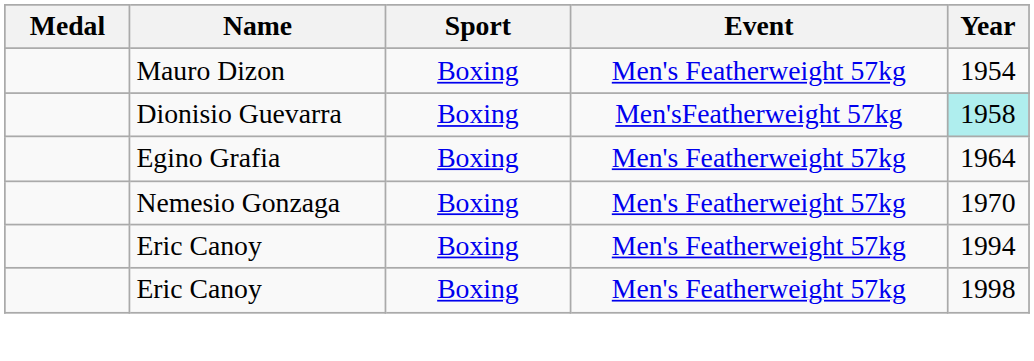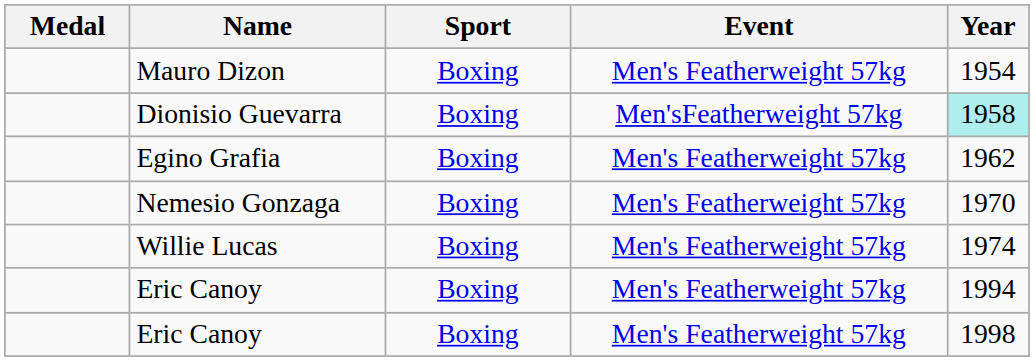(988, 158) 1964 -> (988, 158) 1962
+ row: (207, 245)
